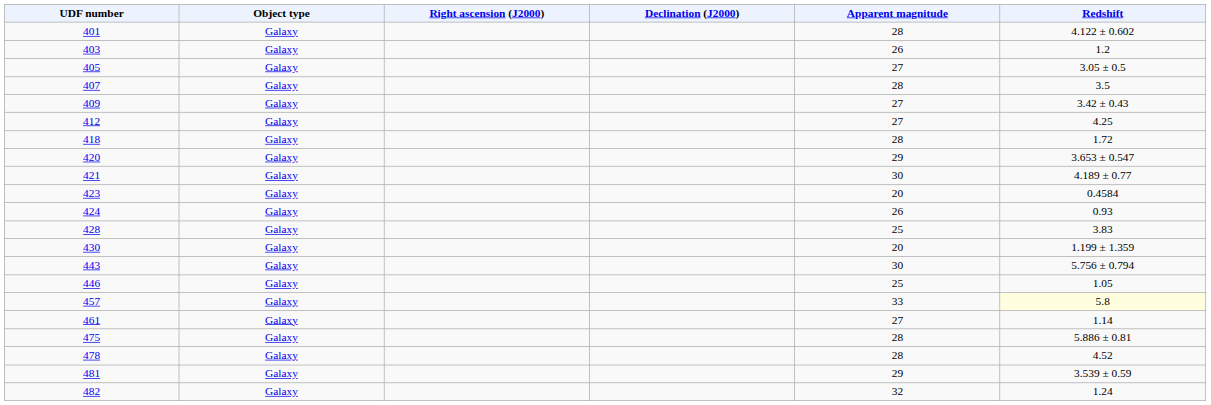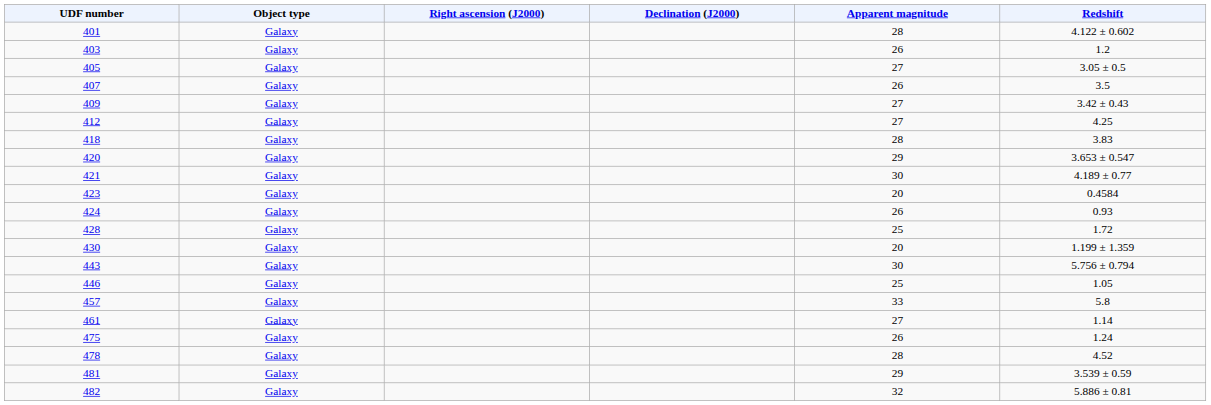(897, 85) 28 -> (897, 85) 26
(1103, 139) 1.72 -> (1103, 139) 3.83
(1103, 229) 3.83 -> (1103, 229) 1.72
(1103, 301) lightyellow background -> (1103, 301) no background
(897, 337) 28 -> (897, 337) 26
(1103, 337) 5.886 ± 0.81 -> (1103, 337) 1.24
(1103, 391) 1.24 -> (1103, 391) 5.886 ± 0.81
